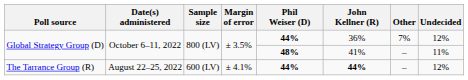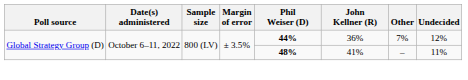- row: (50, 67)
